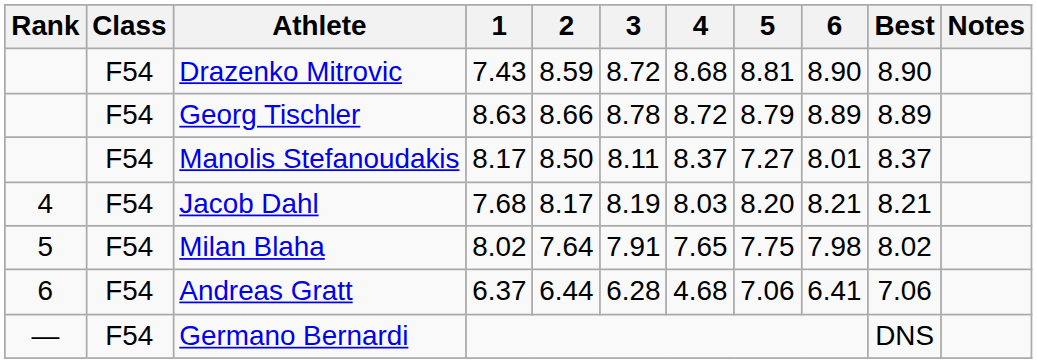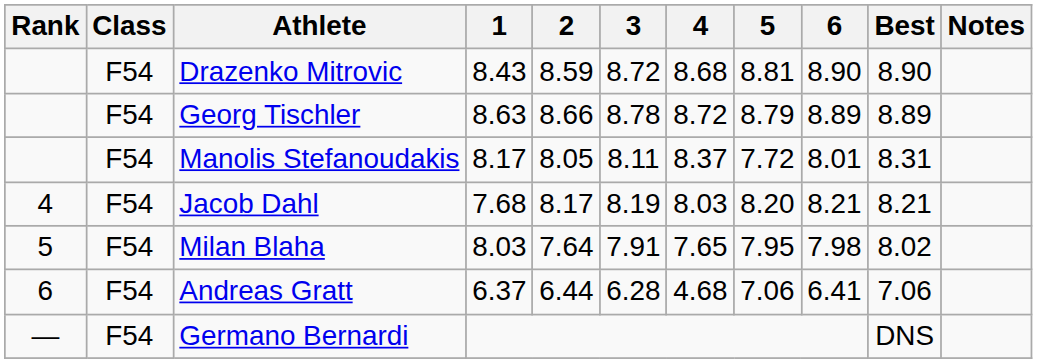(499, 70) 7.43 -> (499, 70) 8.43
(566, 159) 8.50 -> (566, 159) 8.05
(767, 159) 7.27 -> (767, 159) 7.72
(905, 159) 8.37 -> (905, 159) 8.31
(499, 247) 8.02 -> (499, 247) 8.03
(767, 247) 7.75 -> (767, 247) 7.95
